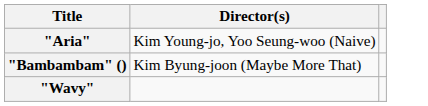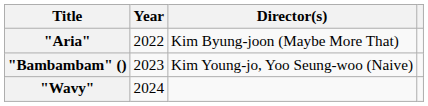+ column: (149, 16)
(255, 40) Kim Young-jo, Yoo Seung-woo (Naive) -> (285, 40) Kim Byung-joon (Maybe More That)
(247, 64) Kim Byung-joon (Maybe More That) -> (292, 64) Kim Young-jo, Yoo Seung-woo (Naive)
